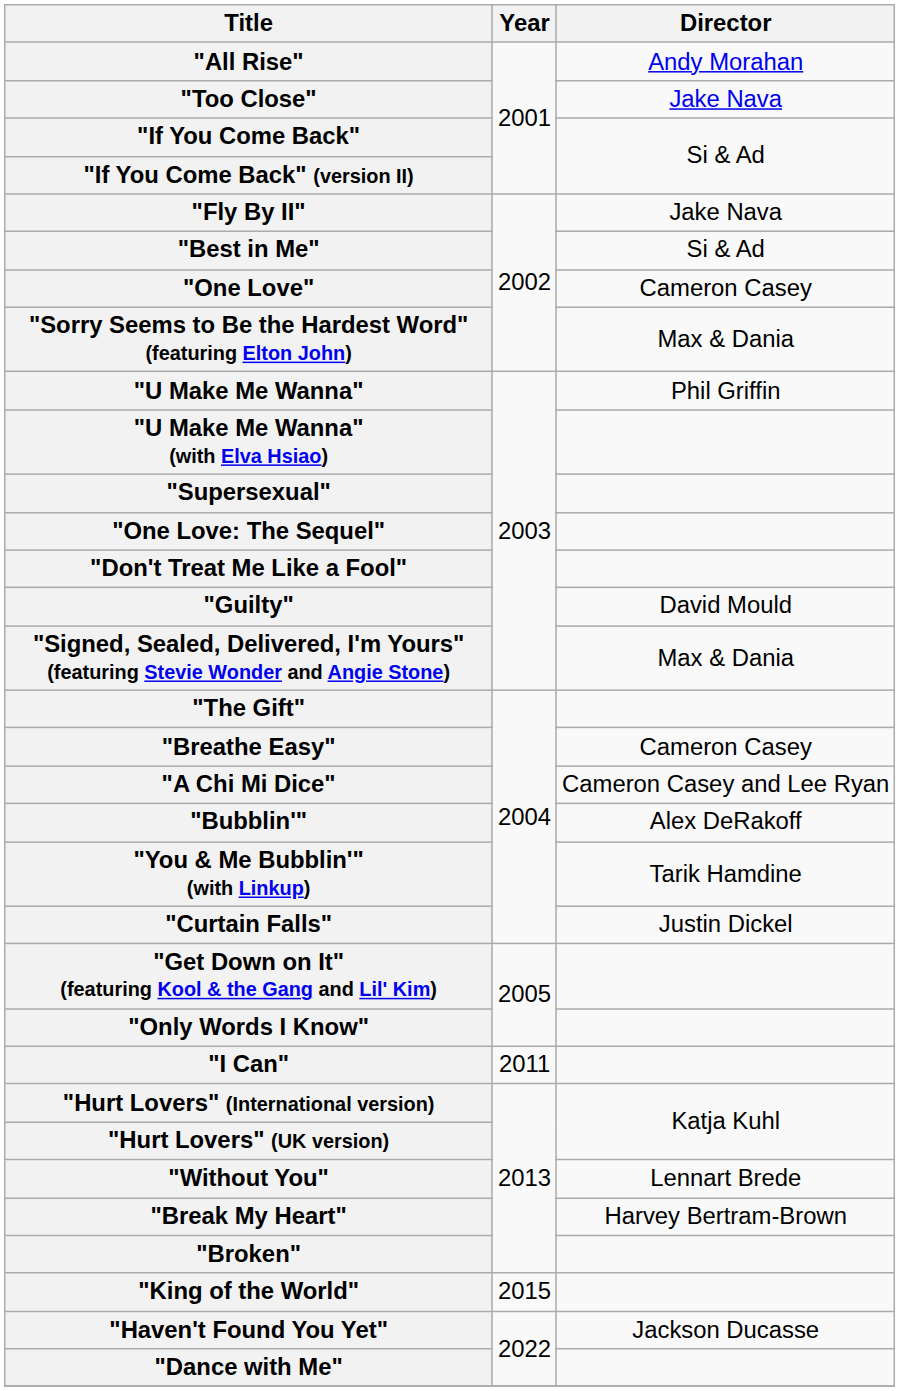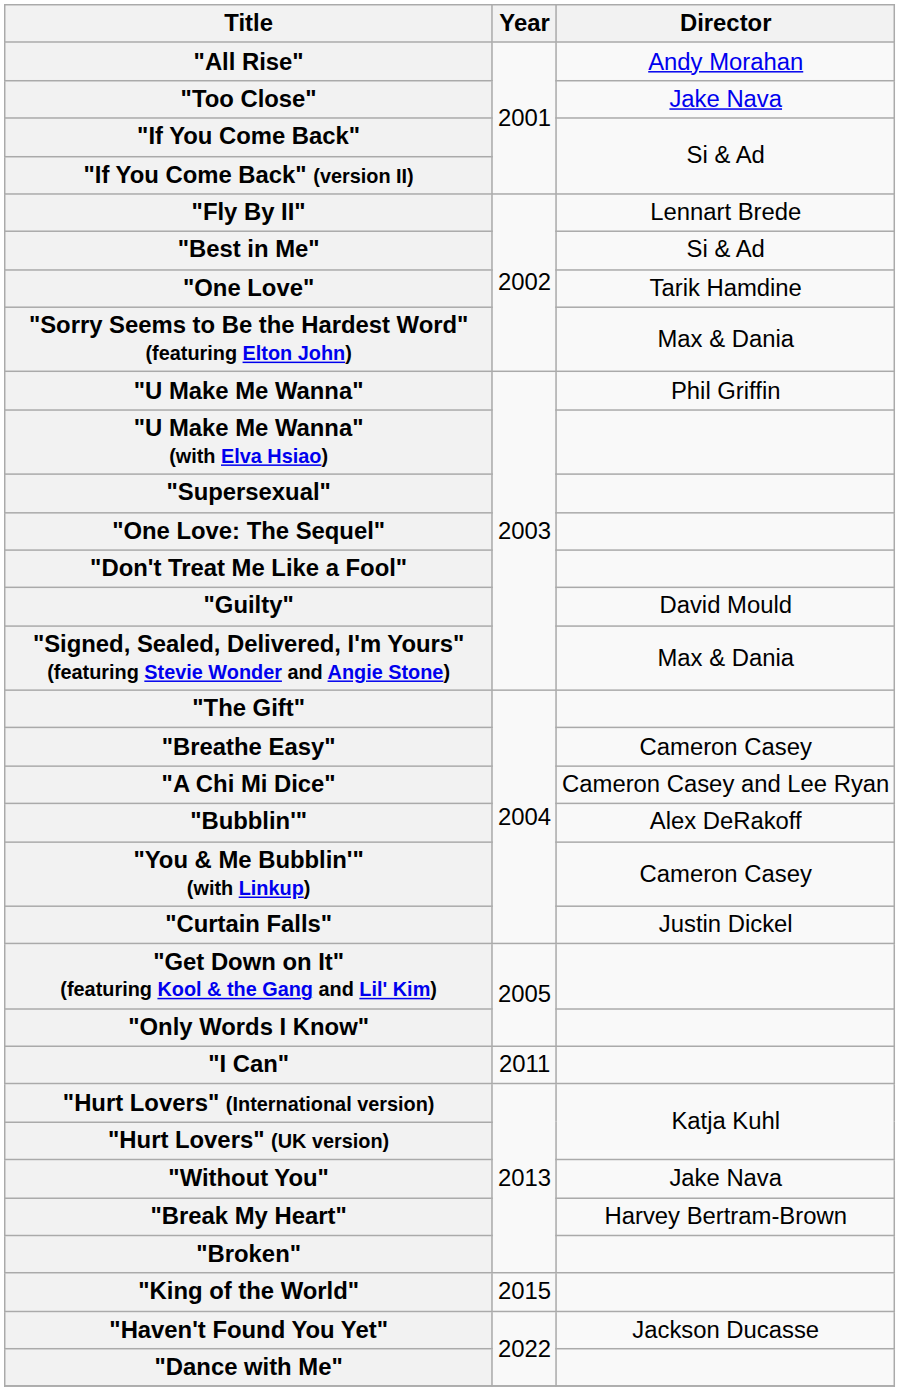(726, 212) Jake Nava -> (726, 212) Lennart Brede
(726, 288) Cameron Casey -> (726, 288) Tarik Hamdine
(726, 873) Tarik Hamdine -> (726, 873) Cameron Casey
(726, 1178) Lennart Brede -> (726, 1178) Jake Nava
